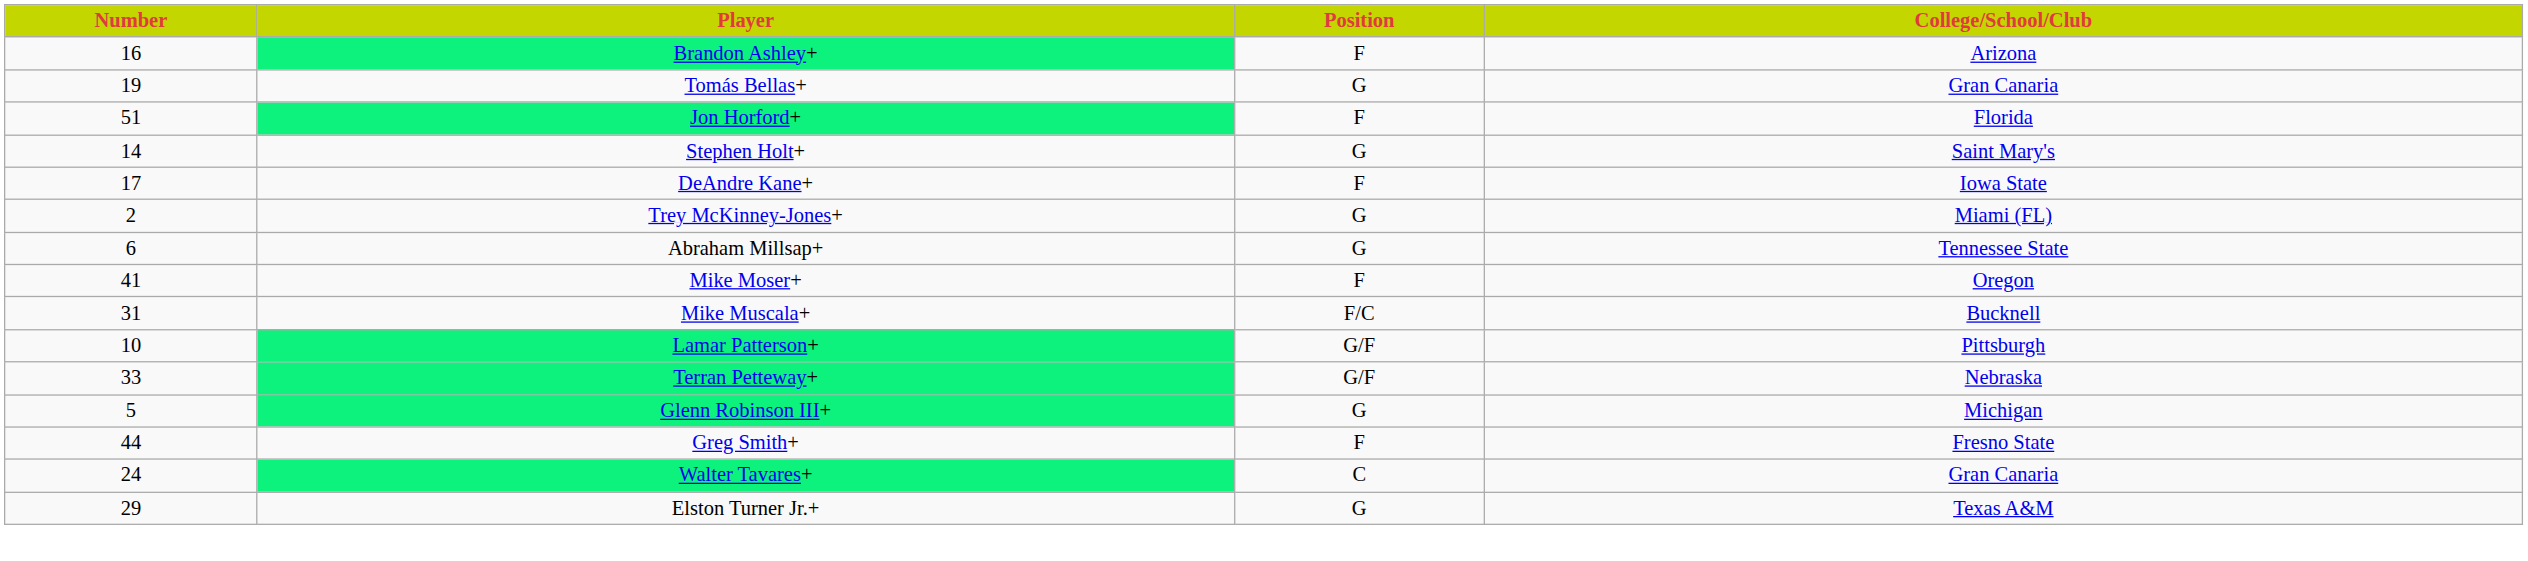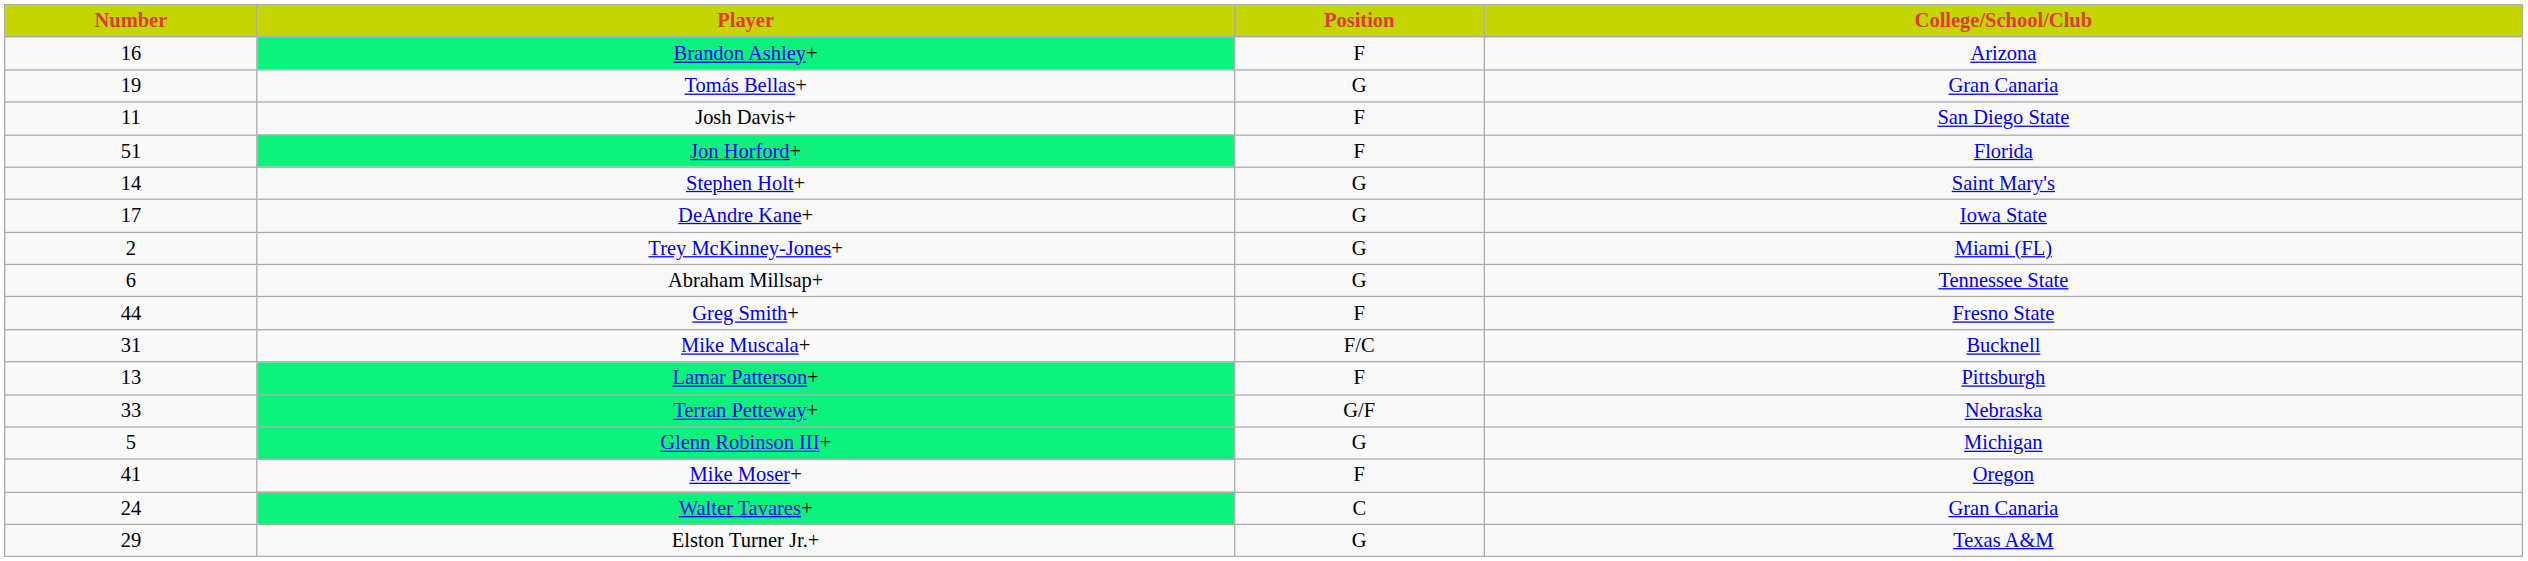+ row: (746, 118)
(1359, 183) F -> (1359, 215) G
rows swapped: (746, 280) <-> (746, 442)
(131, 345) 10 -> (131, 378) 13
(1359, 345) G/F -> (1359, 378) F
